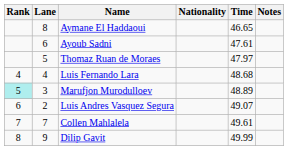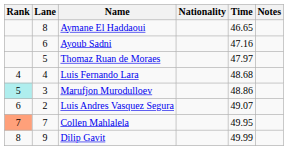(242, 43) 47.61 -> (242, 43) 47.16
(242, 91) 48.89 -> (242, 91) 48.86
(18, 122) no background -> (18, 122) lightsalmon background
(242, 122) 49.61 -> (242, 122) 49.95
